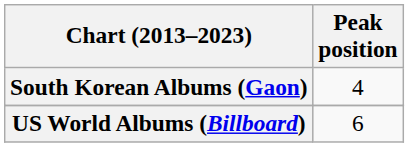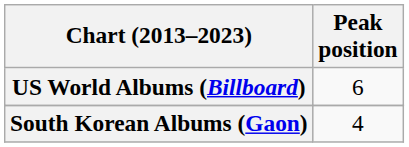rows swapped: (159, 86) <-> (159, 123)
